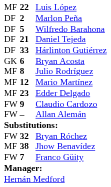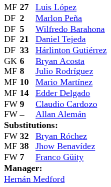(24, 7) 22 -> (24, 7) 27
(24, 82) 12 -> (24, 82) 10
(24, 93) 23 -> (24, 93) 14
